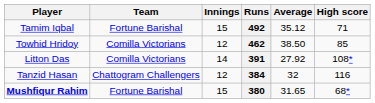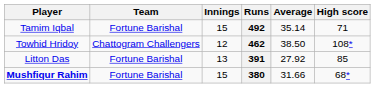(293, 28) 35.12 -> (293, 28) 35.14
(146, 43) Comilla Victorians -> (146, 43) Chattogram Challengers
(342, 43) 85 -> (342, 43) 108*
(146, 59) Comilla Victorians -> (146, 59) Fortune Barishal
(222, 59) 14 -> (222, 59) 13
(342, 59) 108* -> (342, 59) 85
- row: (257, 75)
(293, 91) 31.65 -> (293, 75) 31.66
